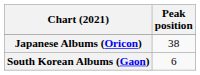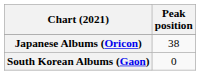(174, 61) 6 -> (174, 61) 0
